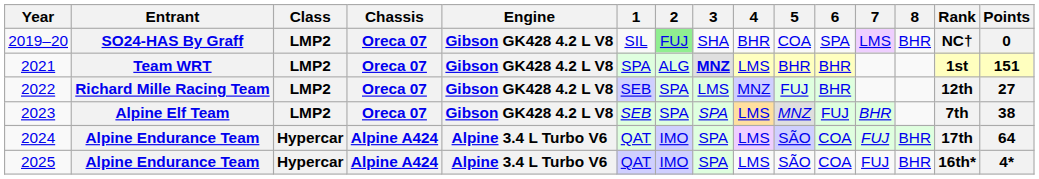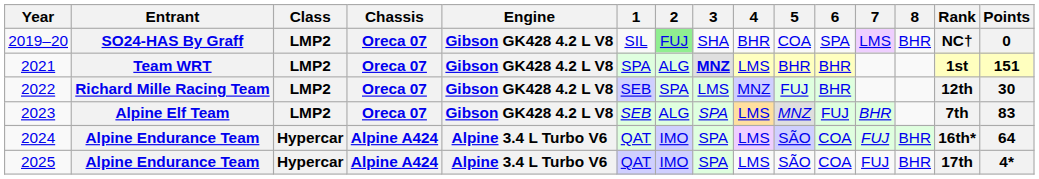(1007, 89) 27 -> (1007, 89) 30
(674, 113) SPA -> (674, 113) ALG
(1007, 113) 38 -> (1007, 113) 83
(957, 137) 17th -> (957, 137) 16th*
(957, 162) 16th* -> (957, 162) 17th
